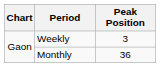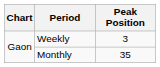(125, 54) 36 -> (125, 54) 35
